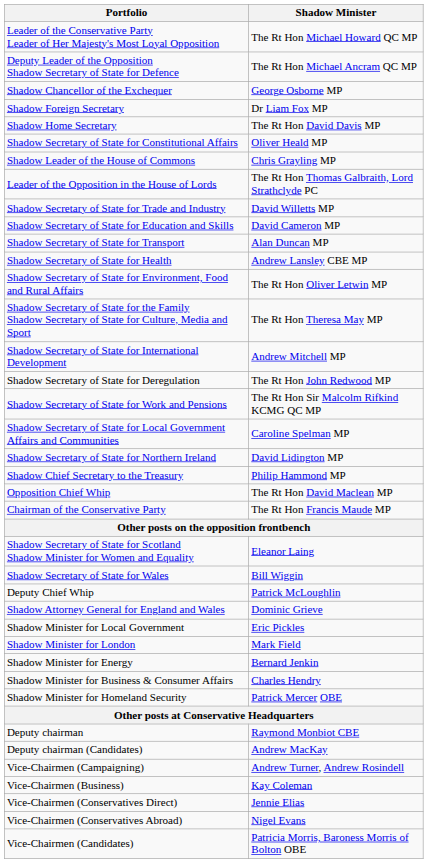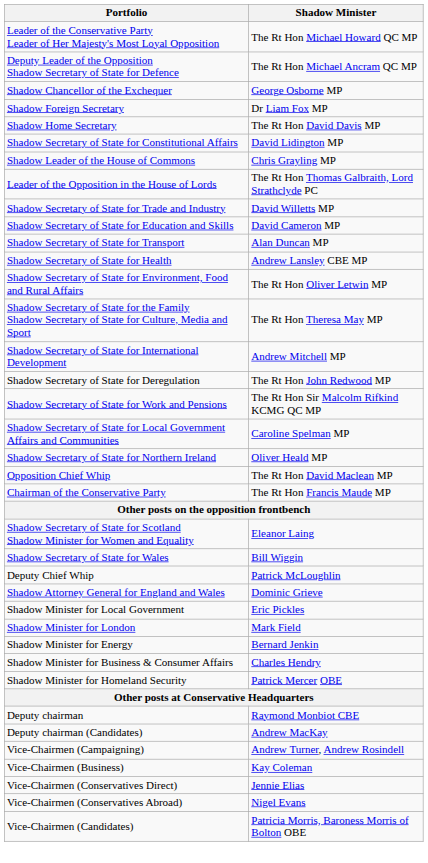(289, 143) Oliver Heald MP -> (297, 143) David Lidington MP
(297, 457) David Lidington MP -> (289, 457) Oliver Heald MP
- row: (95, 475)
